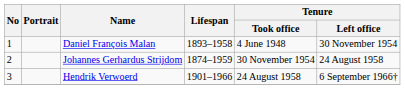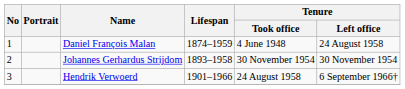(210, 44) 1893–1958 -> (210, 44) 1874–1959
(358, 44) 30 November 1954 -> (351, 44) 24 August 1958
(210, 60) 1874–1959 -> (210, 60) 1893–1958
(351, 60) 24 August 1958 -> (358, 60) 30 November 1954
